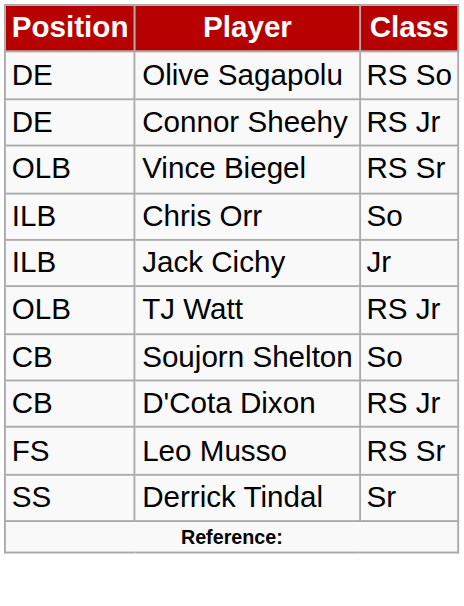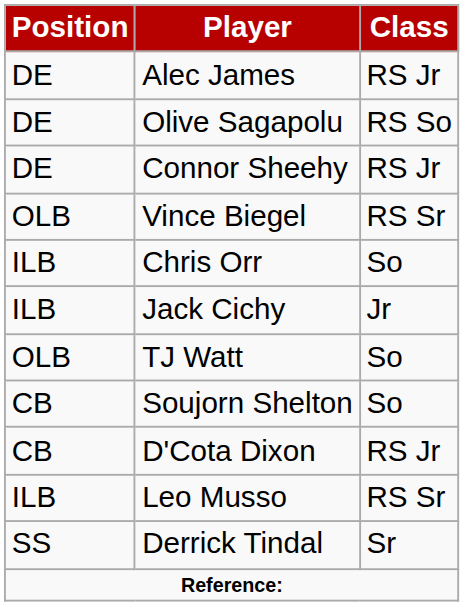+ row: (219, 74)
(403, 309) RS Jr -> (385, 356) So
(31, 450) FS -> (34, 497) ILB
